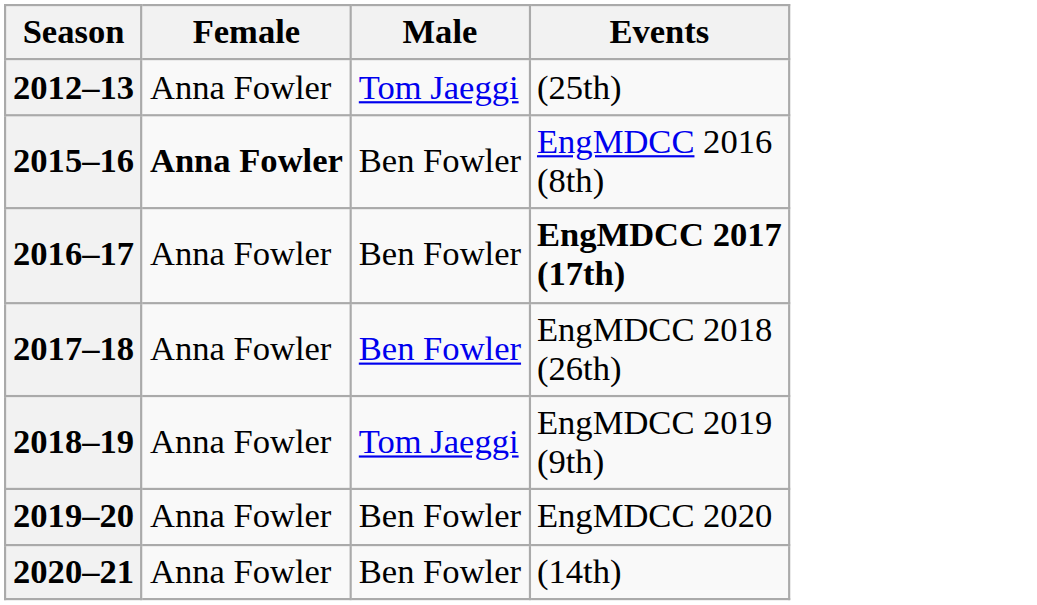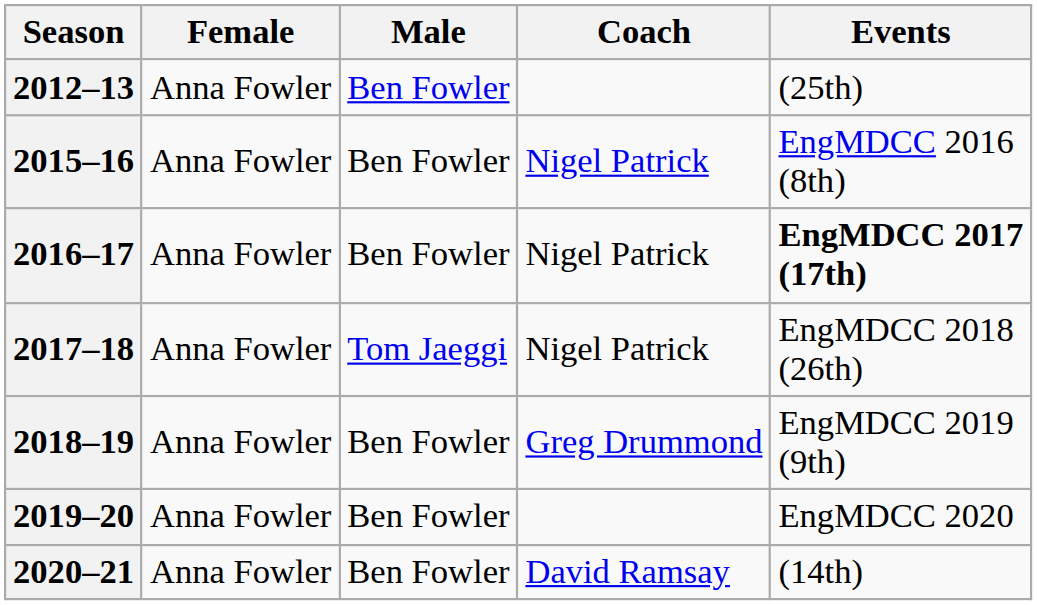+ column: (644, 31)
(439, 86) Tom Jaeggi -> (428, 86) Ben Fowler
(246, 160) bold -> (241, 160) normal
(440, 348) Ben Fowler -> (427, 348) Tom Jaeggi
(439, 442) Tom Jaeggi -> (428, 442) Ben Fowler
